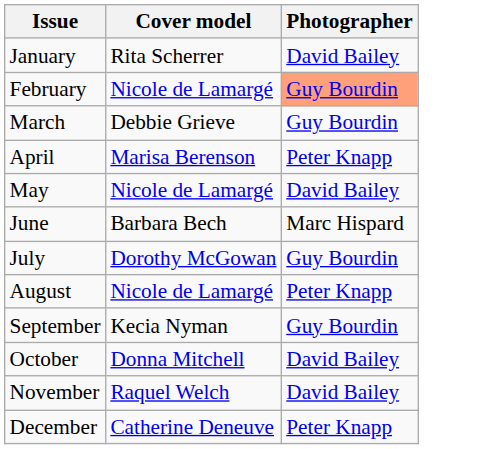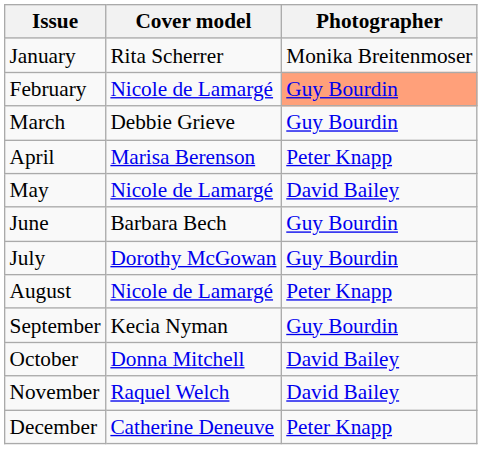(343, 55) David Bailey -> (379, 55) Monika Breitenmoser
(345, 223) Marc Hispard -> (342, 223) Guy Bourdin
